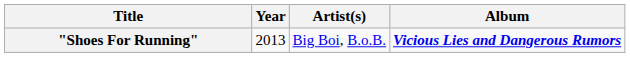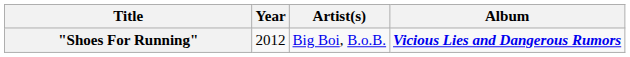(271, 40) 2013 -> (271, 40) 2012
